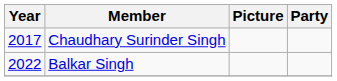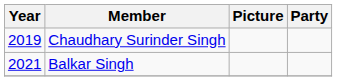(25, 40) 2017 -> (25, 40) 2019
(25, 64) 2022 -> (25, 64) 2021
